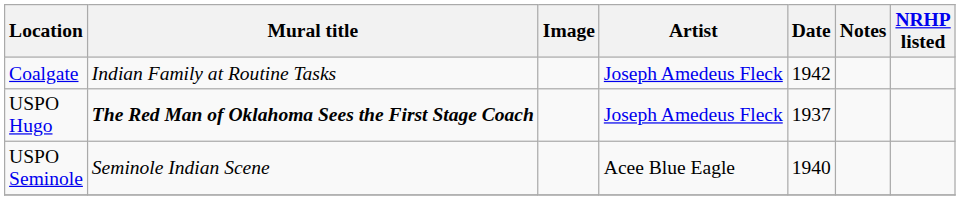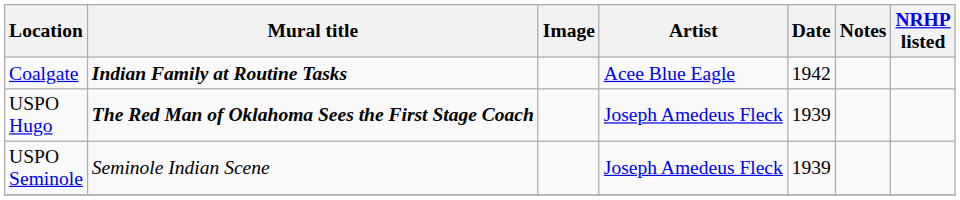(214, 72) normal -> (220, 72) bold
(693, 72) Joseph Amedeus Fleck -> (669, 72) Acee Blue Eagle
(811, 114) 1937 -> (811, 114) 1939
(669, 167) Acee Blue Eagle -> (693, 167) Joseph Amedeus Fleck
(811, 167) 1940 -> (811, 167) 1939
